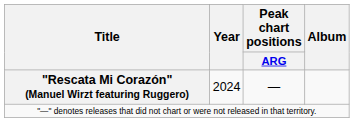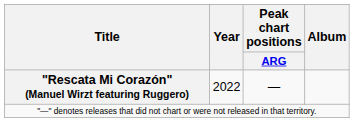(227, 87) 2024 -> (227, 87) 2022
